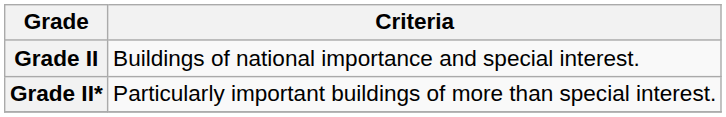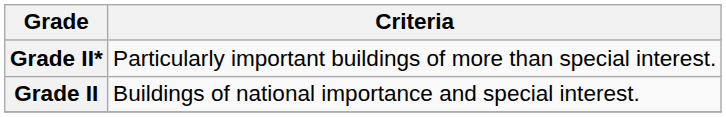rows swapped: (56, 93) <-> (56, 58)
